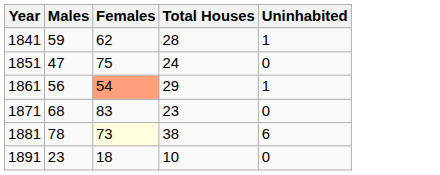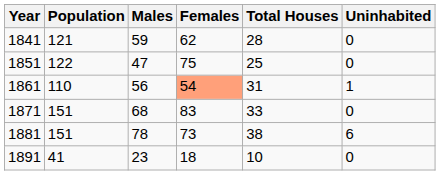+ column: (86, 16)
(266, 39) 1 -> (350, 39) 0
(171, 63) 24 -> (254, 63) 25
(171, 87) 29 -> (254, 87) 31
(171, 110) 23 -> (254, 110) 33
(104, 134) lightyellow background -> (188, 134) no background
